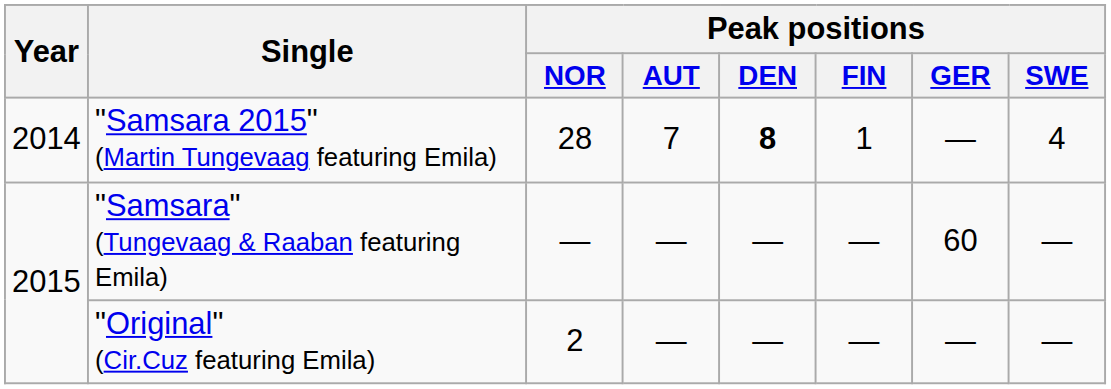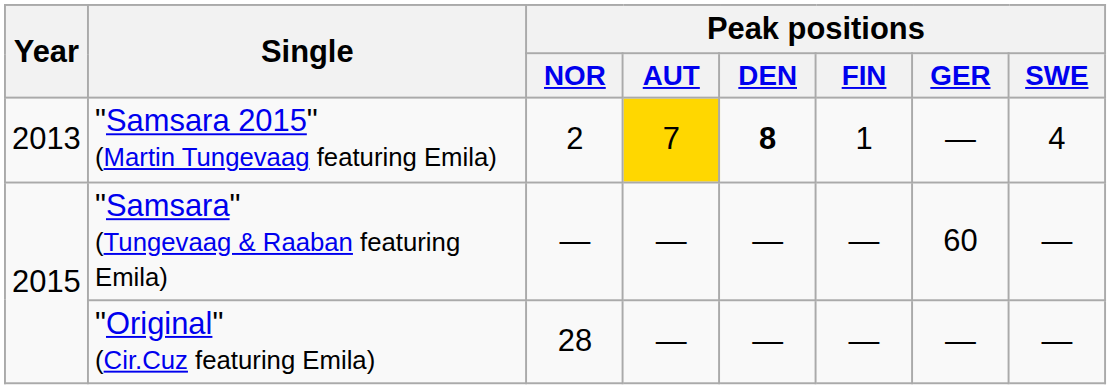(46, 139) 2014 -> (46, 139) 2013
(575, 139) 28 -> (575, 139) 2
(671, 139) no background -> (671, 139) gold background
(575, 341) 2 -> (575, 341) 28
